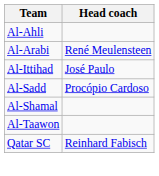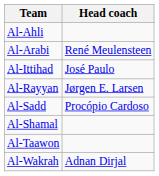+ row: (33, 87)
+ row: (33, 161)
- row: (29, 143)
